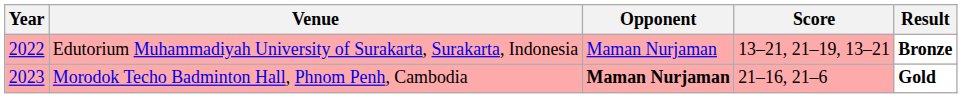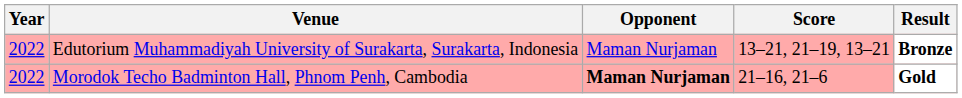(27, 78) 2023 -> (27, 78) 2022
